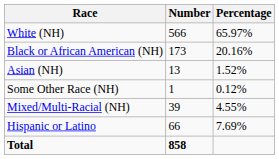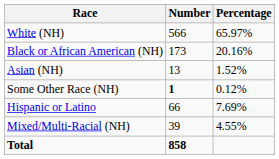(171, 88) normal -> (171, 88) bold
rows swapped: (68, 107) <-> (51, 126)
